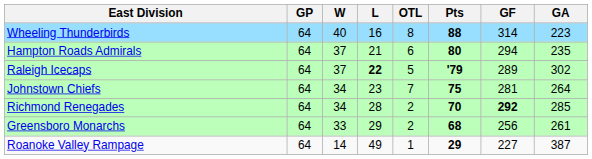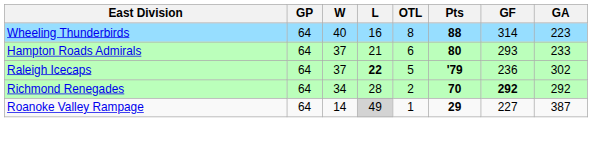(508, 51) 294 -> (508, 51) 293
(561, 51) 235 -> (561, 51) 233
(508, 70) 289 -> (508, 70) 236
- row: (54, 88)
(561, 107) 285 -> (561, 88) 292
- row: (66, 126)
(375, 145) no background -> (375, 107) lightgrey background
